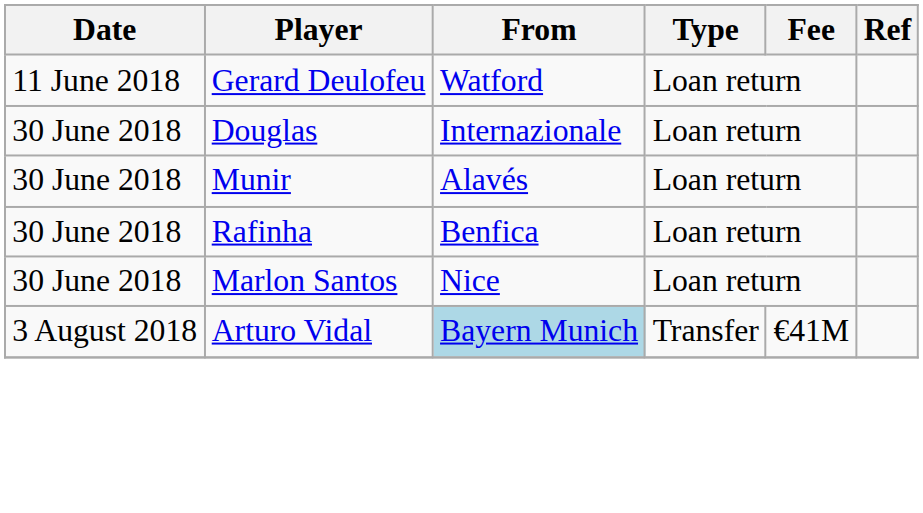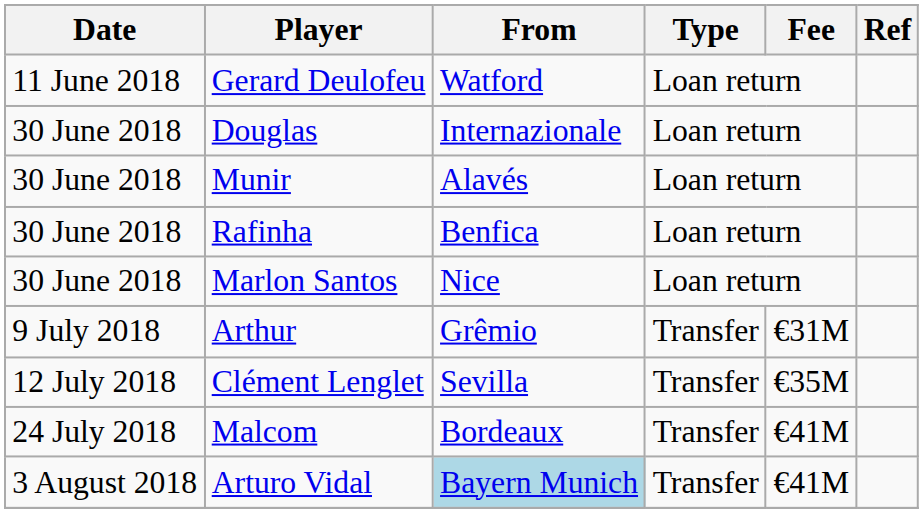+ row: (254, 331)
+ row: (318, 381)
+ row: (265, 431)
